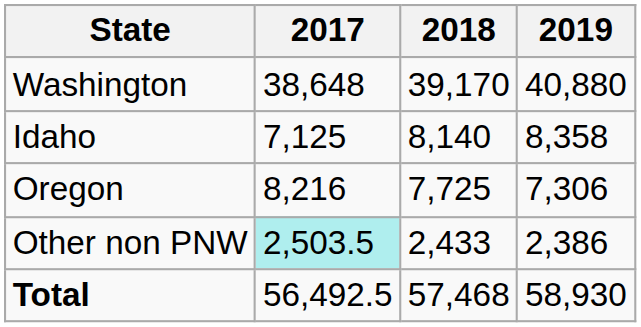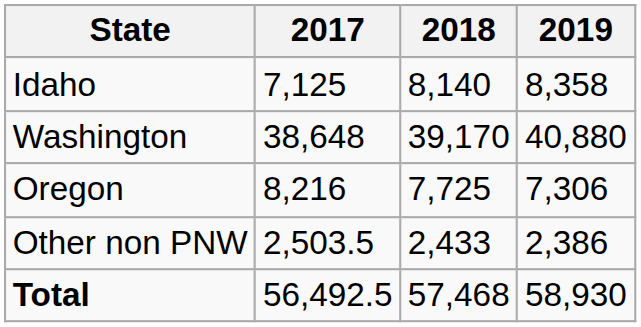rows swapped: (100, 83) <-> (54, 136)
(318, 242) paleturquoise background -> (318, 242) no background
